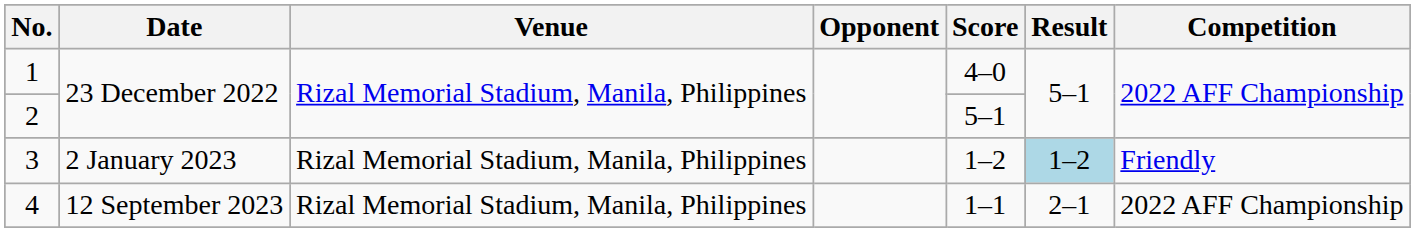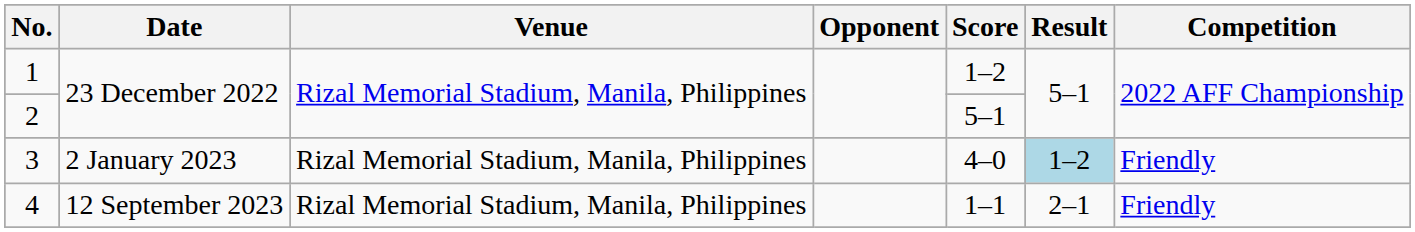(985, 71) 4–0 -> (985, 71) 1–2
(985, 159) 1–2 -> (985, 159) 4–0
(1262, 204) 2022 AFF Championship -> (1168, 204) Friendly
